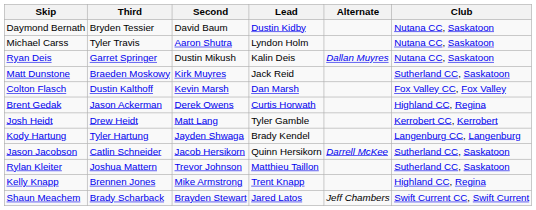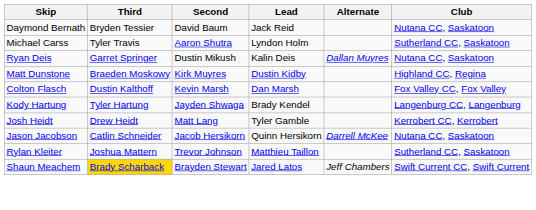(279, 27) Dustin Kidby -> (273, 27) Jack Reid
(444, 43) Nutana CC, Saskatoon -> (452, 43) Sutherland CC, Saskatoon
(273, 74) Jack Reid -> (279, 74) Dustin Kidby
(452, 74) Sutherland CC, Saskatoon -> (440, 74) Highland CC, Regina
- row: (34, 105)
rows swapped: (36, 136) <-> (30, 120)
(452, 151) Sutherland CC, Saskatoon -> (444, 136) Nutana CC, Saskatoon
- row: (33, 182)
(127, 197) no background -> (127, 167) gold background
